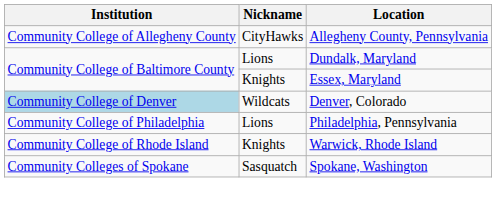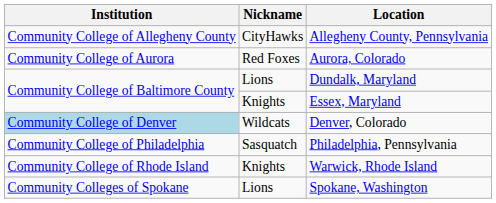+ row: (357, 58)
(257, 123) Lions -> (270, 144) Sasquatch
(270, 166) Sasquatch -> (257, 187) Lions
